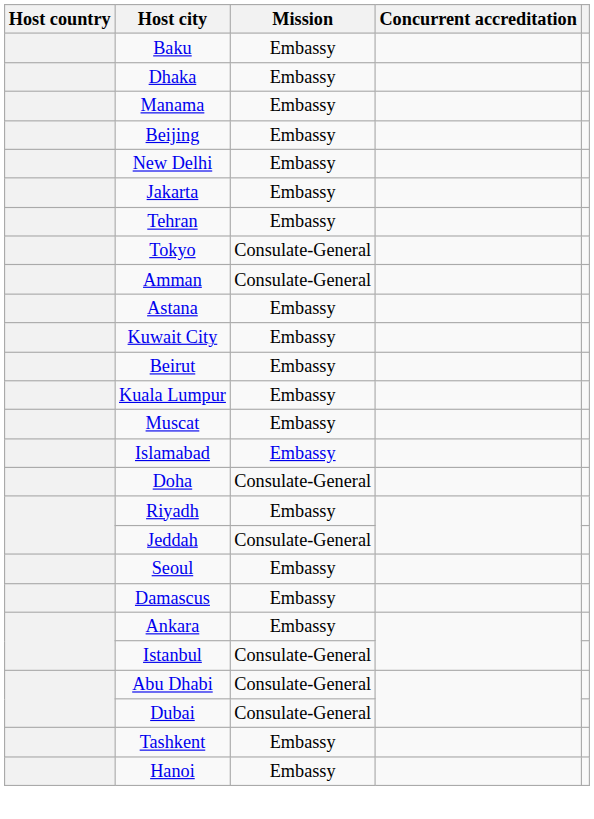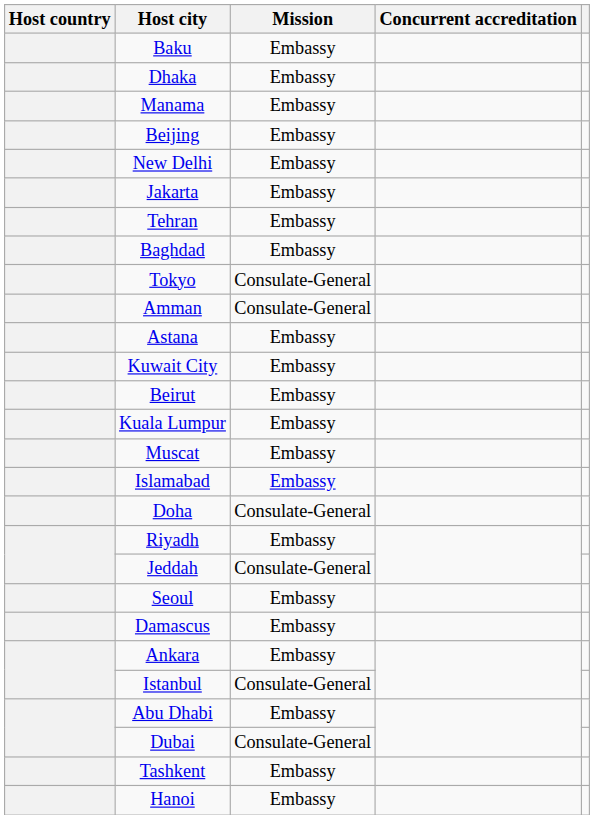+ row: (172, 250)
(303, 684) Consulate-General -> (303, 713) Embassy
